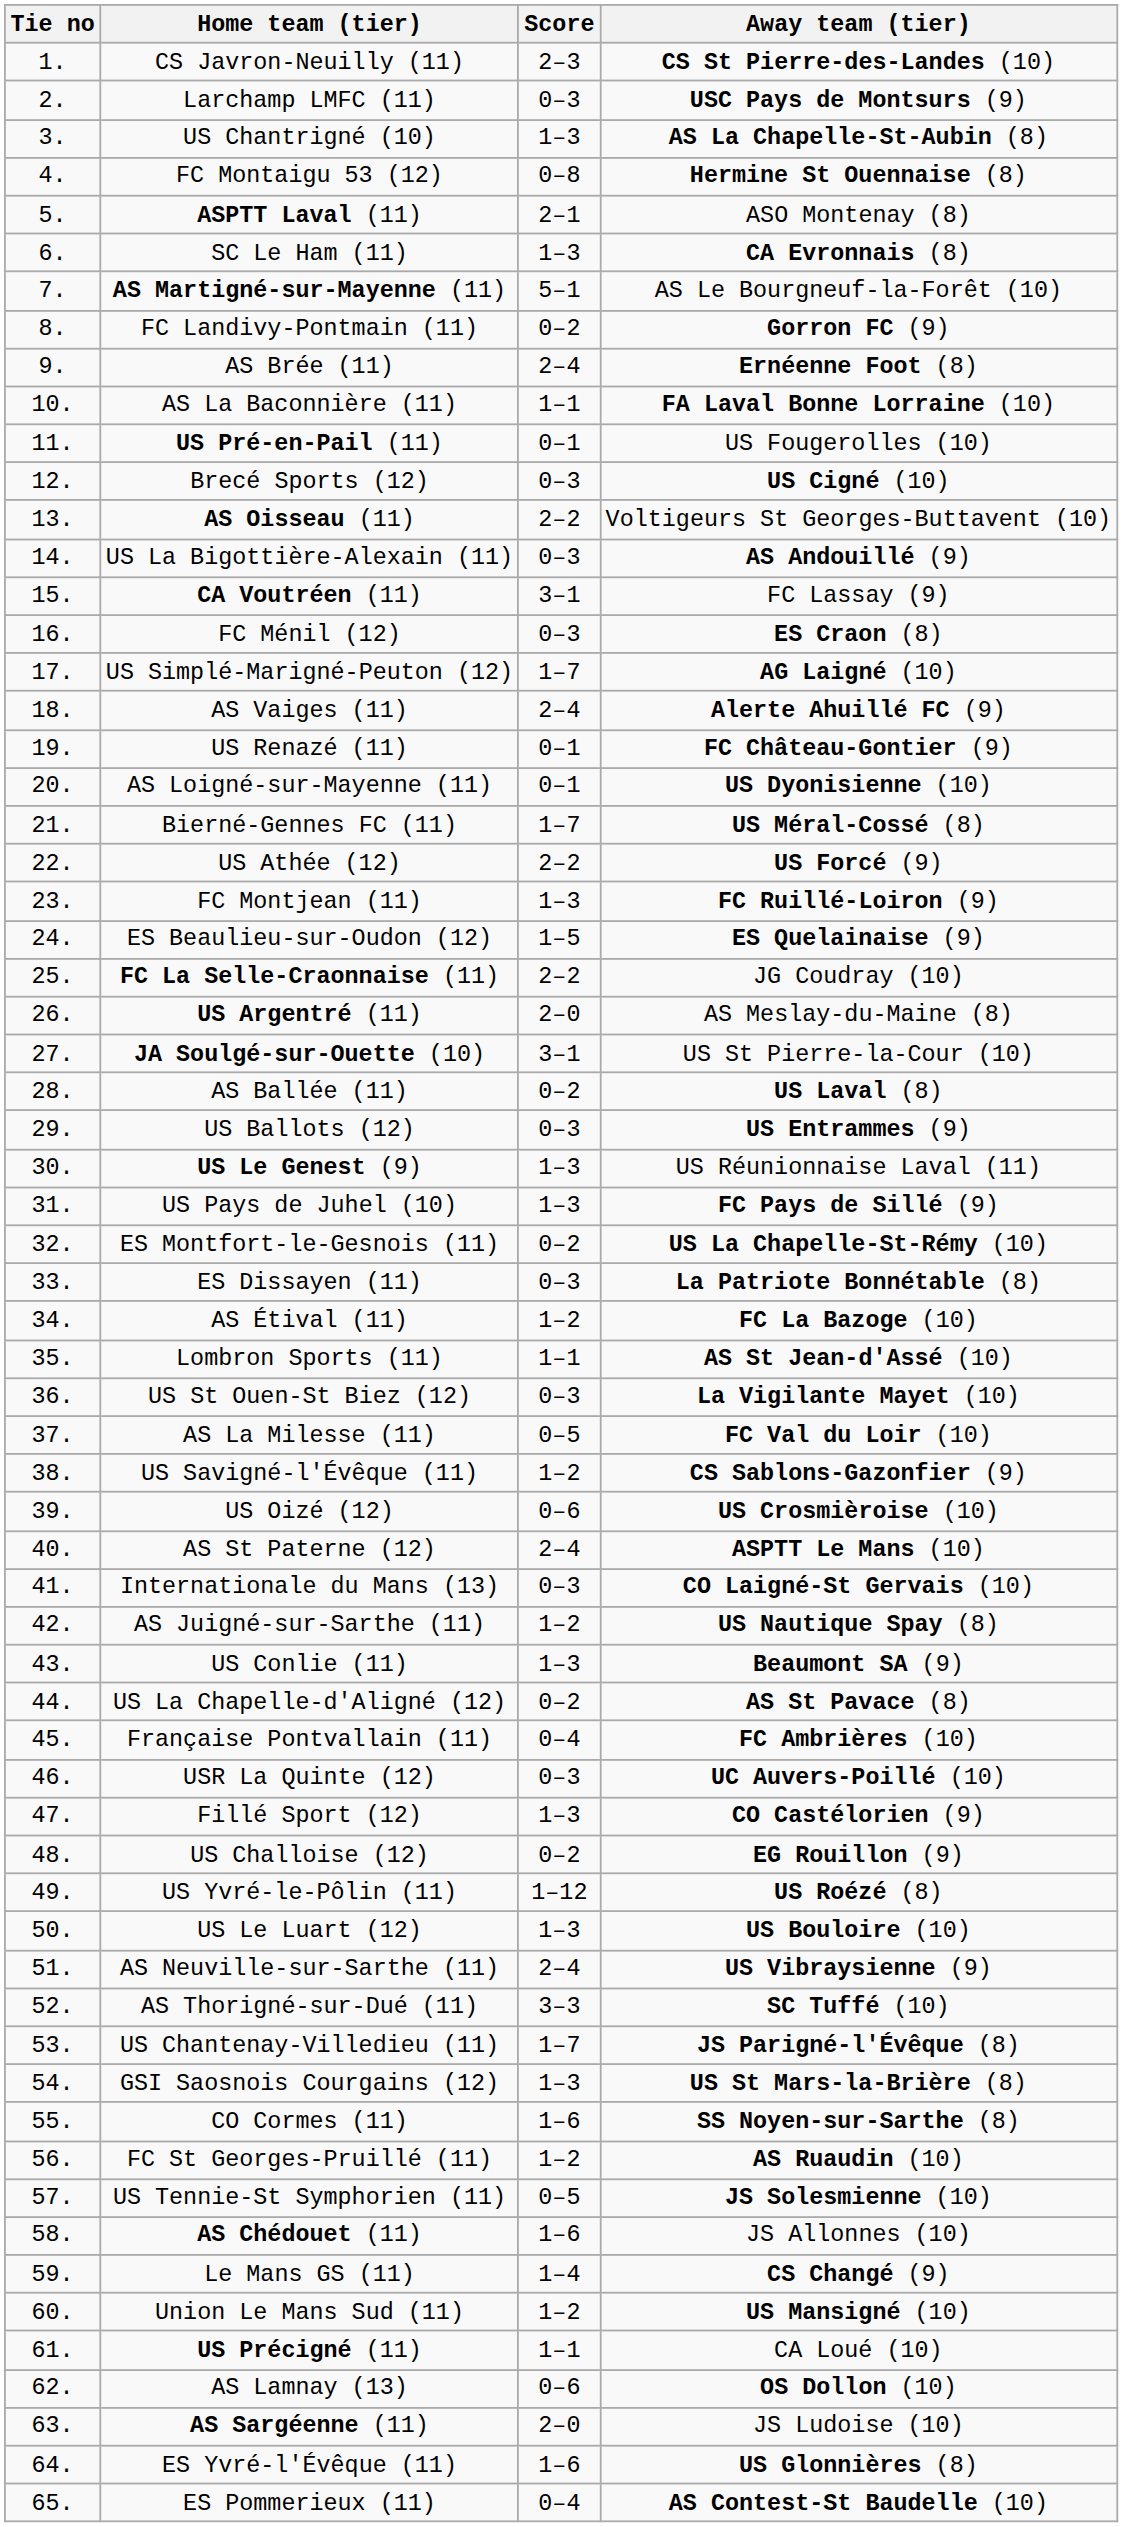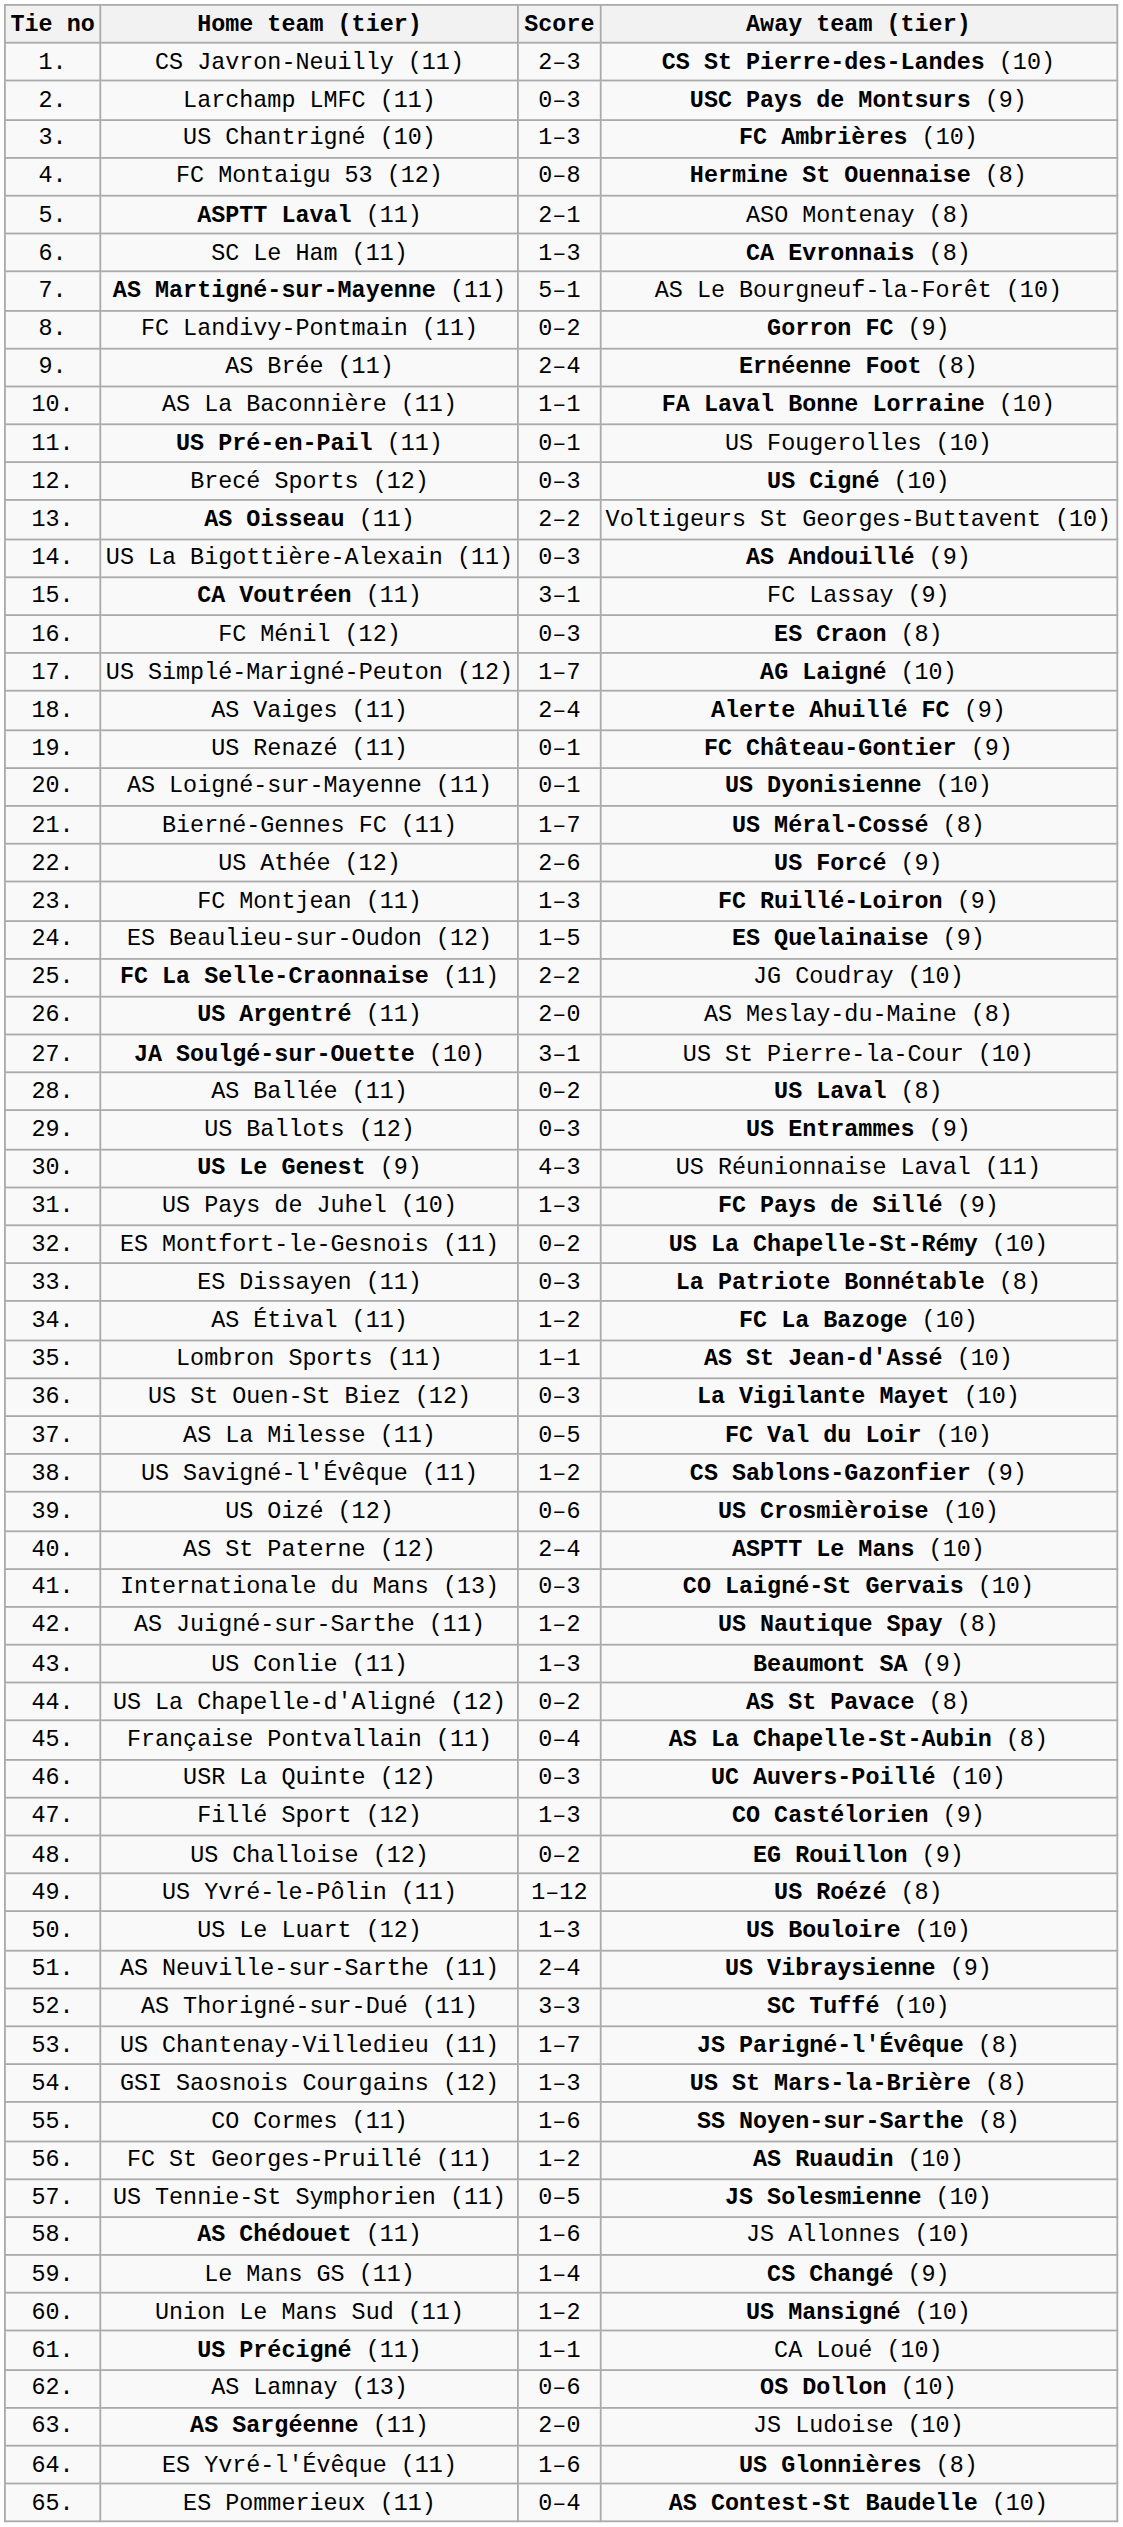(858, 138) AS La Chapelle-St-Aubin (8) -> (858, 138) FC Ambrières (10)
(559, 863) 2–2 -> (559, 863) 2–6
(559, 1168) 1–3 -> (559, 1168) 4–3
(858, 1740) FC Ambrières (10) -> (858, 1740) AS La Chapelle-St-Aubin (8)
